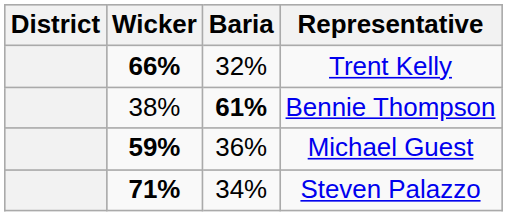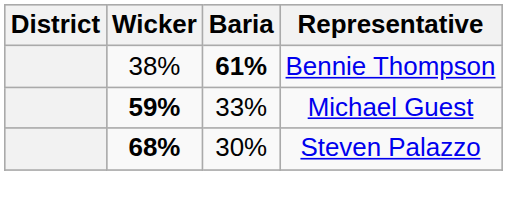- row: (390, 66)
(241, 148) 36% -> (241, 107) 33%
(154, 189) 71% -> (154, 148) 68%
(241, 189) 34% -> (241, 148) 30%
